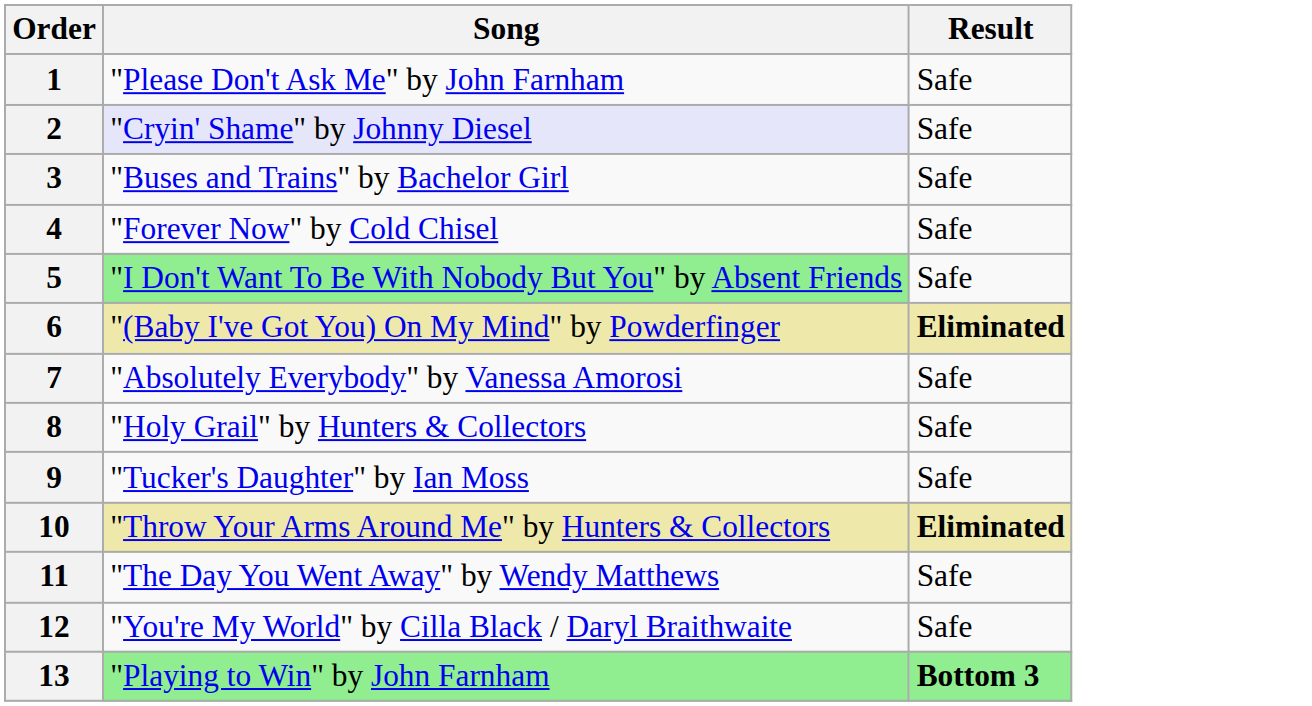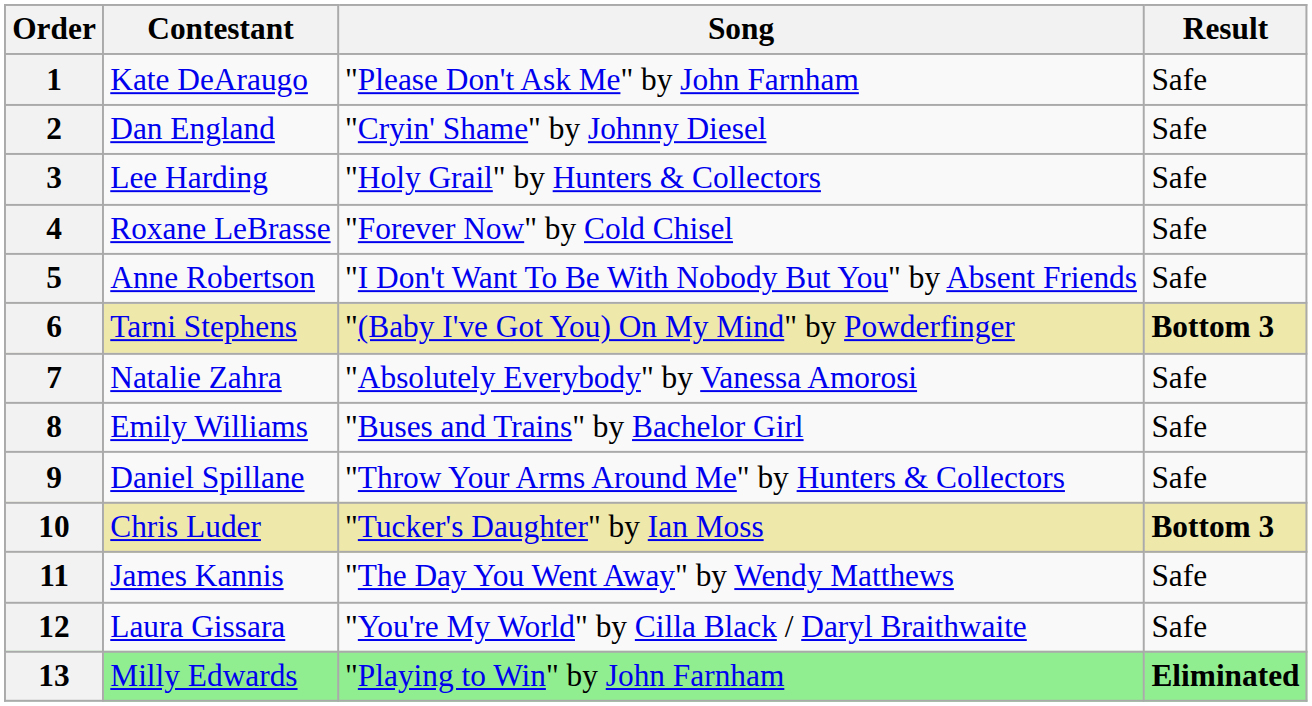+ column: (220, 29)
(321, 128) lavender background -> (556, 128) no background
(340, 178) "Buses and Trains" by Bachelor Girl -> (583, 178) "Holy Grail" by Hunters & Collectors
(506, 278) lightgreen background -> (741, 278) no background
(991, 327) Eliminated -> (1213, 327) Bottom 3
(348, 427) "Holy Grail" by Hunters & Collectors -> (574, 427) "Buses and Trains" by Bachelor Girl
(320, 476) "Tucker's Daughter" by Ian Moss -> (705, 476) "Throw Your Arms Around Me" by Hunters & Collectors
(470, 526) "Throw Your Arms Around Me" by Hunters & Collectors -> (554, 526) "Tucker's Daughter" by Ian Moss
(991, 526) Eliminated -> (1213, 526) Bottom 3
(978, 675) Bottom 3 -> (1225, 675) Eliminated
